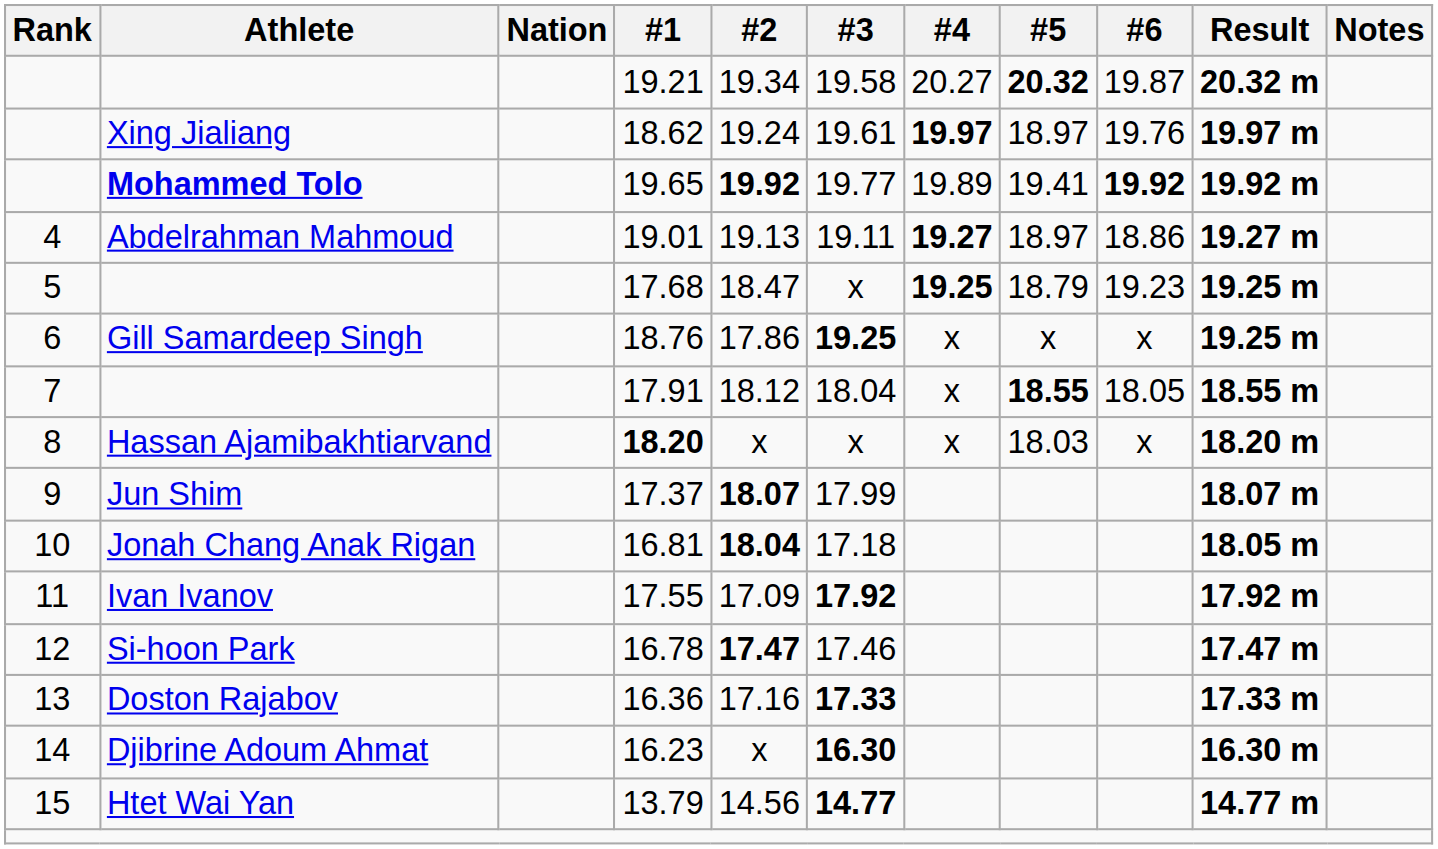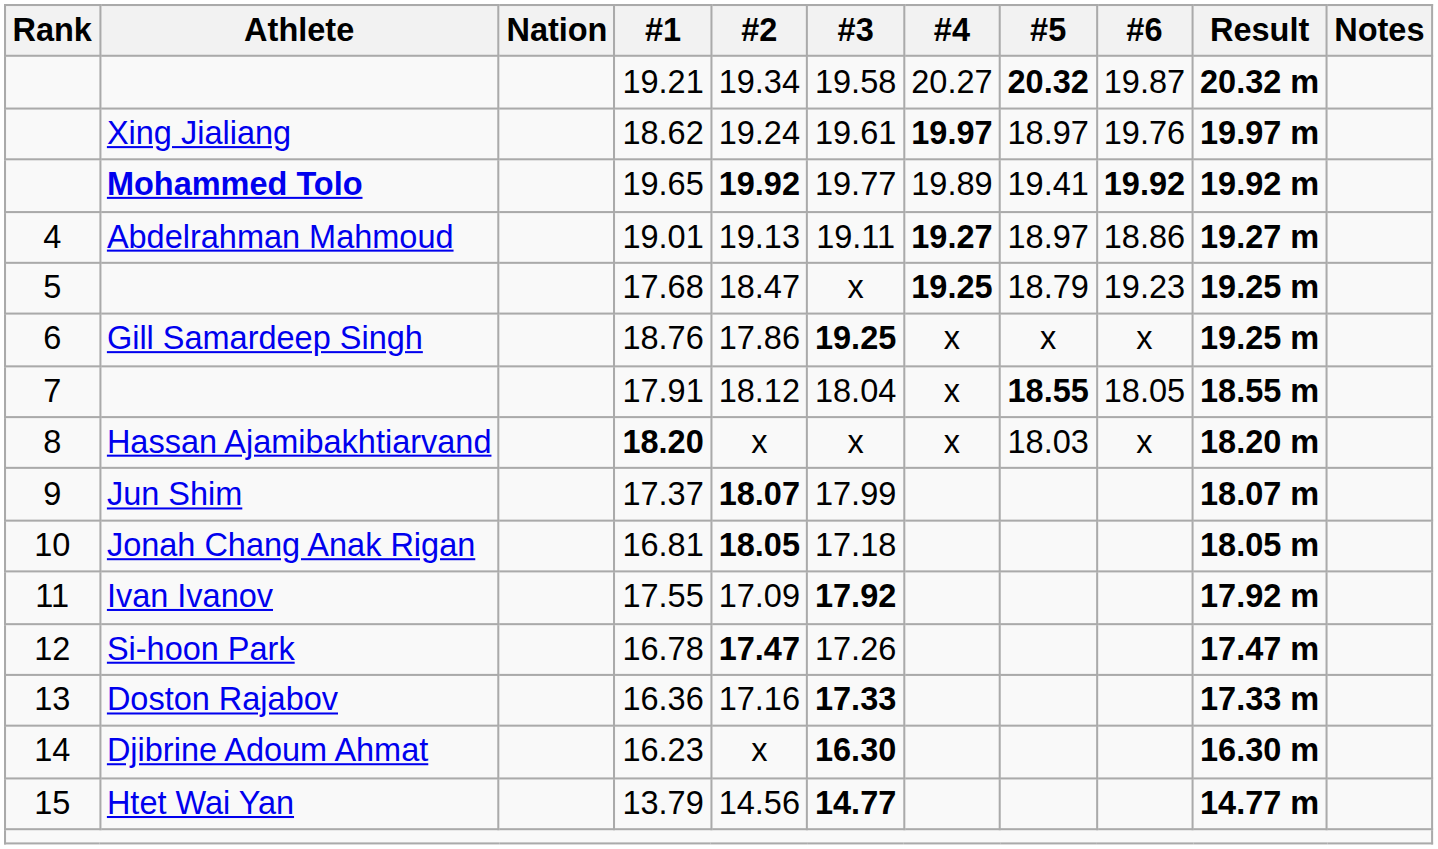(759, 545) 18.04 -> (759, 545) 18.05
(856, 648) 17.46 -> (856, 648) 17.26
